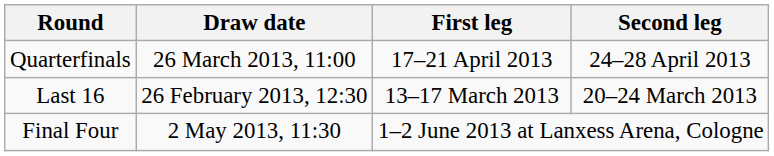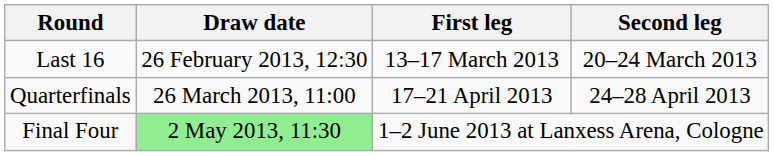rows swapped: (70, 95) <-> (70, 58)
(254, 131) no background -> (254, 131) lightgreen background
